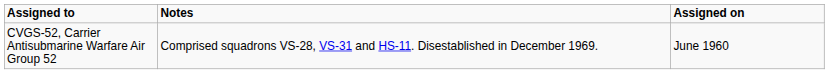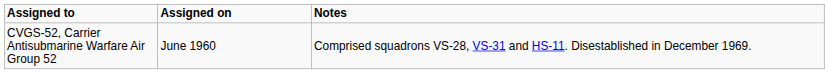columns swapped: (709, 13) <-> (177, 13)
